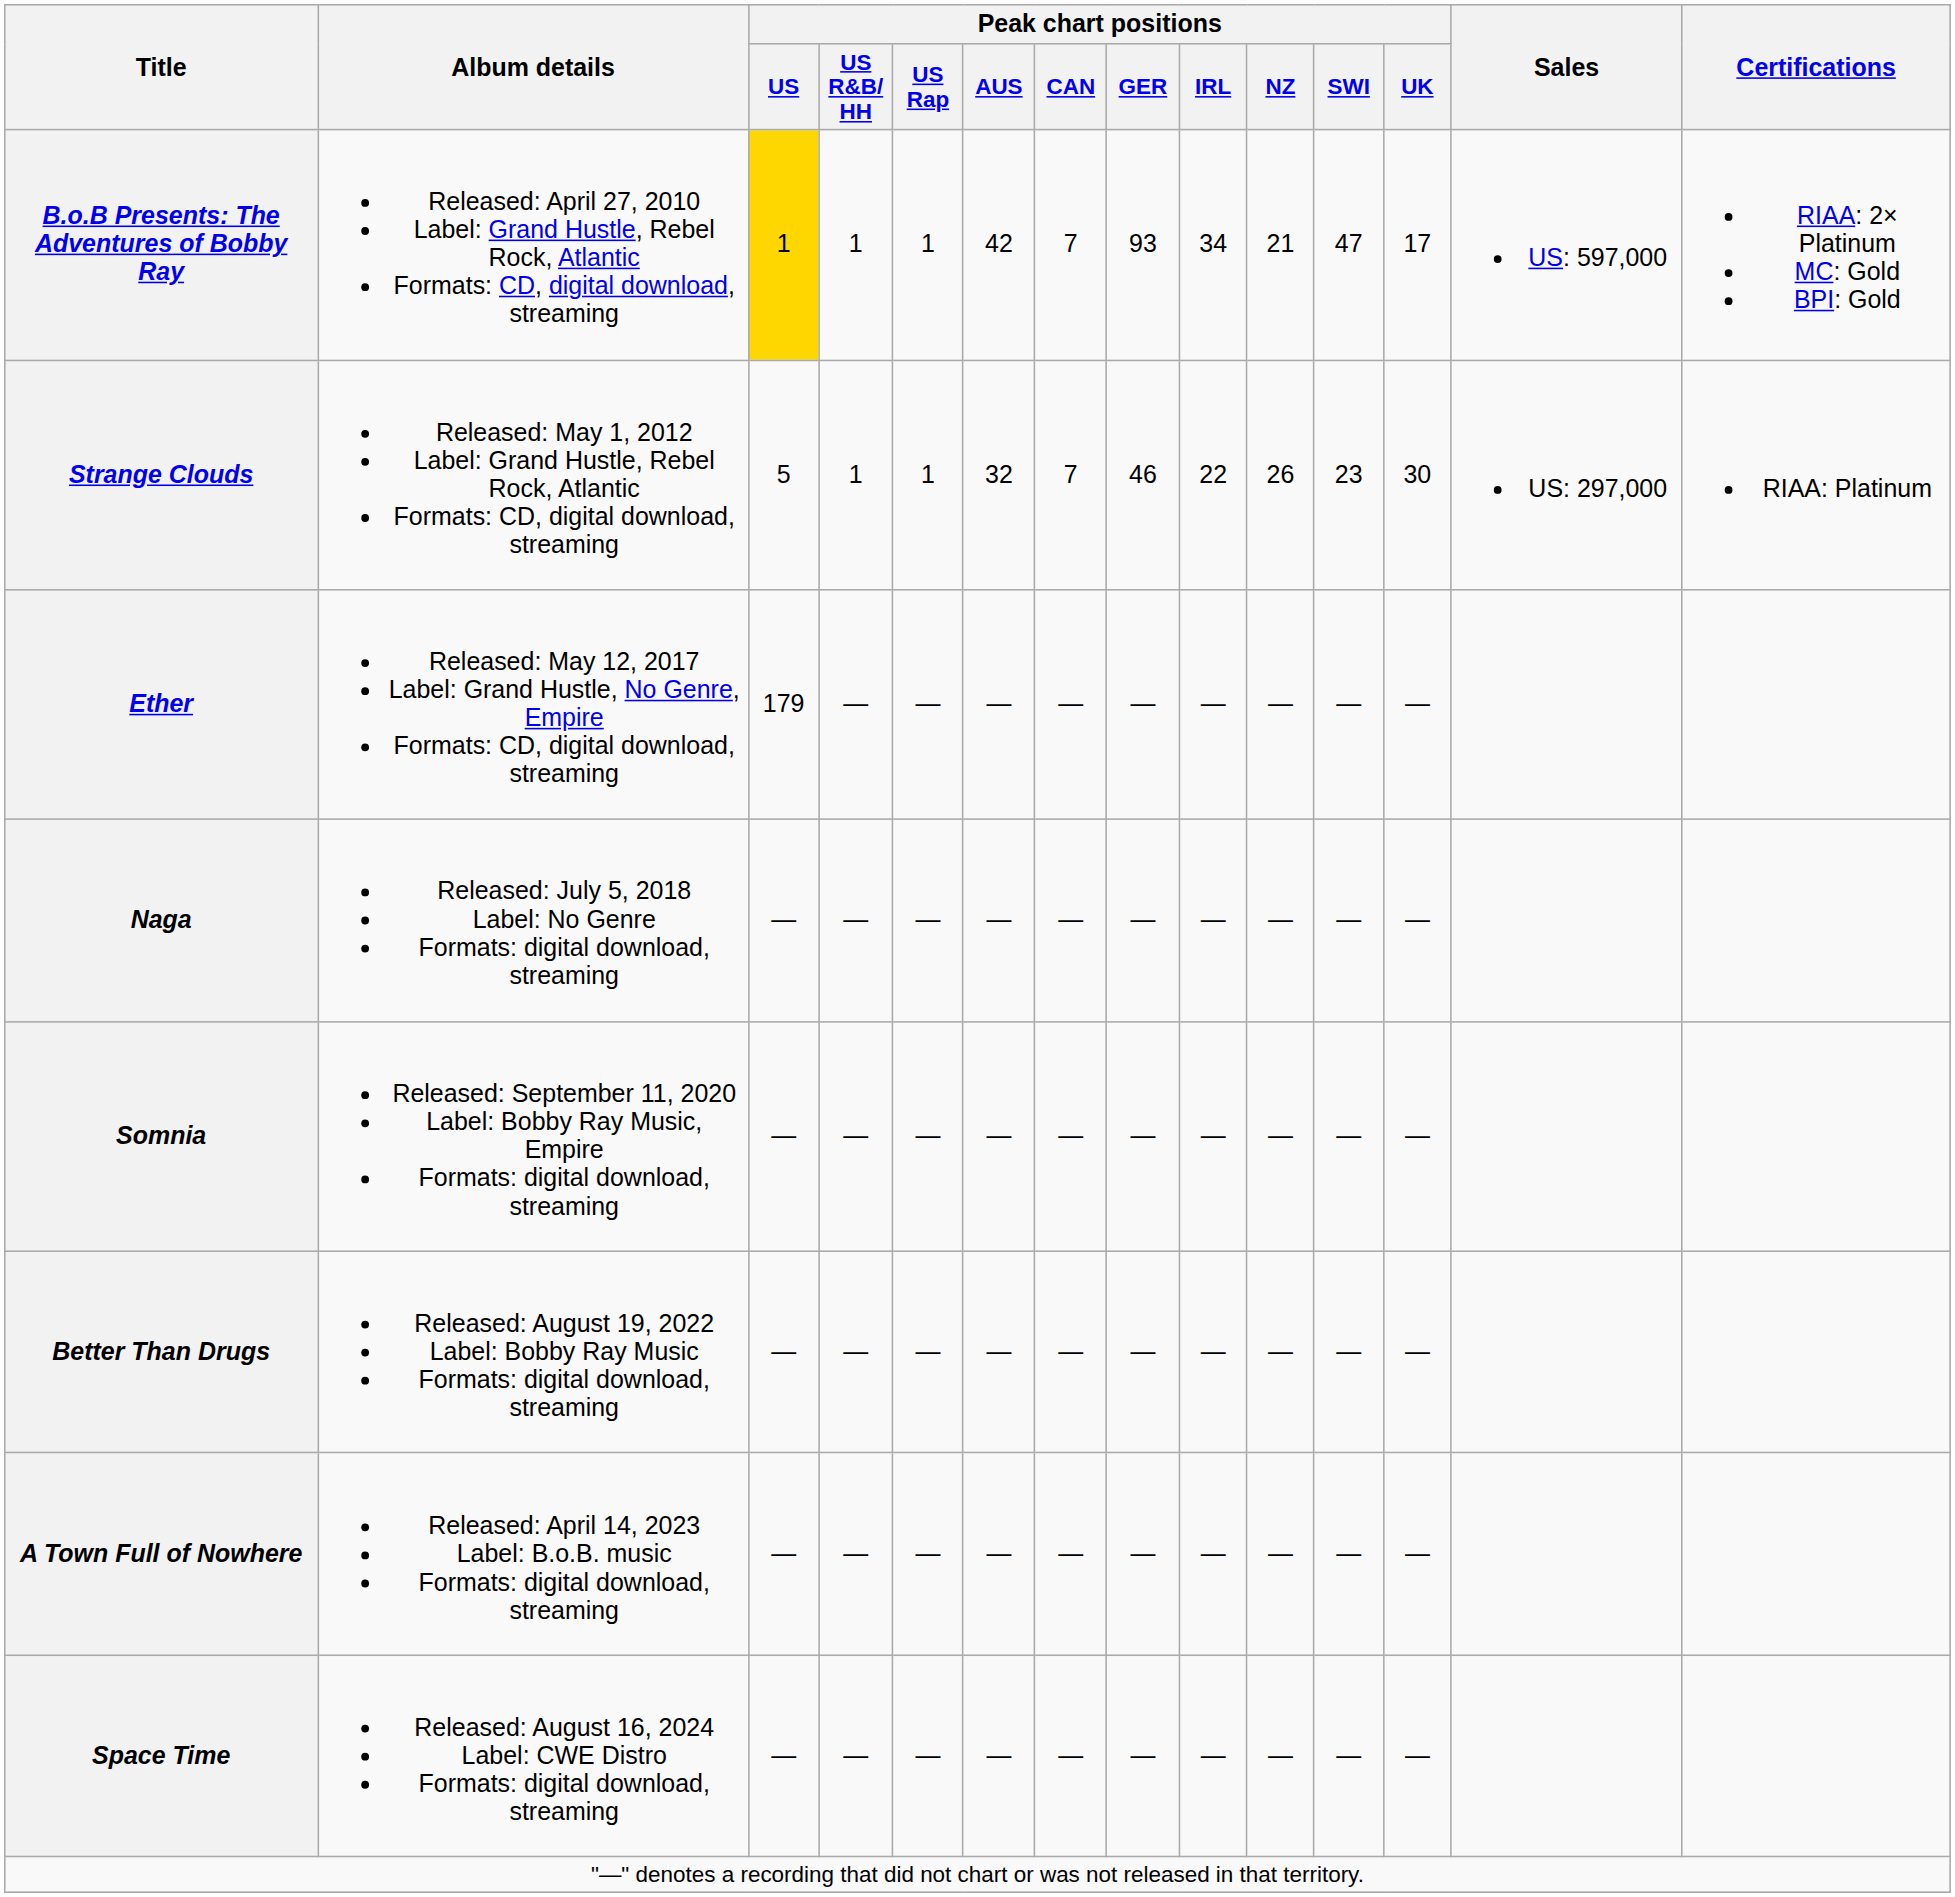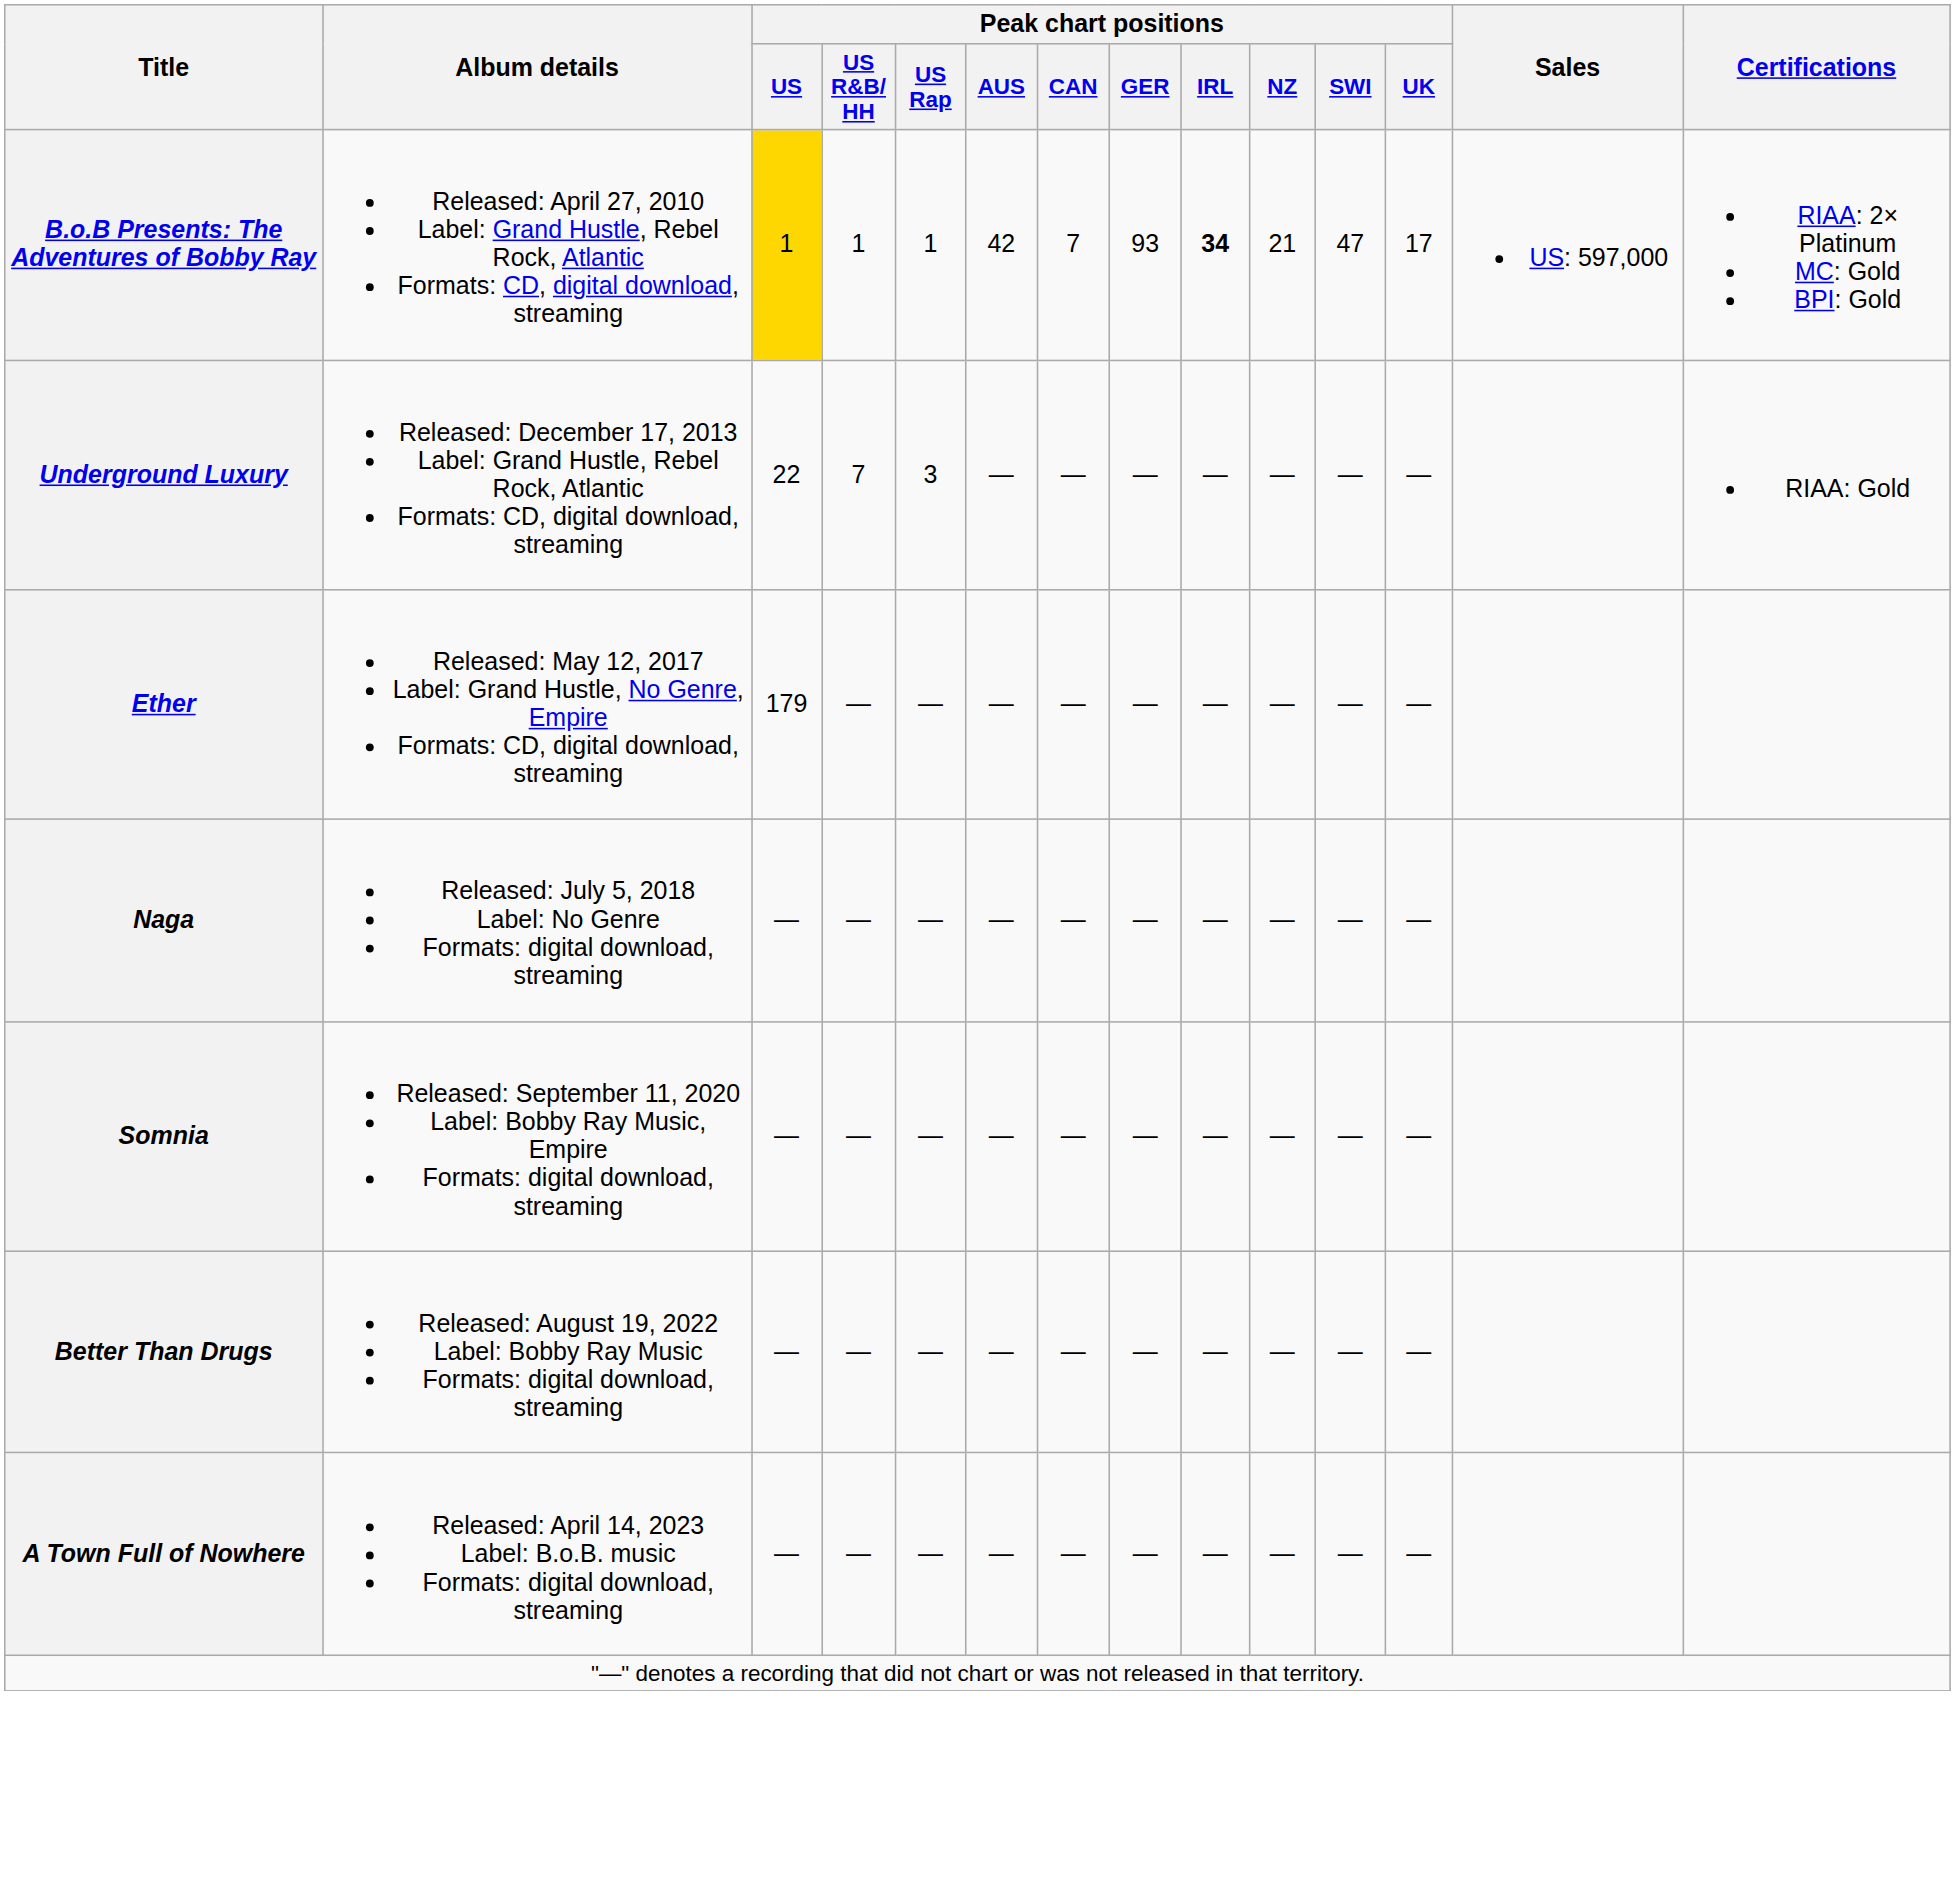(1213, 244) normal -> (1215, 244) bold
- row: (161, 474)
+ row: (164, 474)
- row: (161, 1755)
